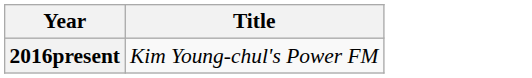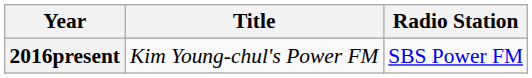+ column: (456, 21)
